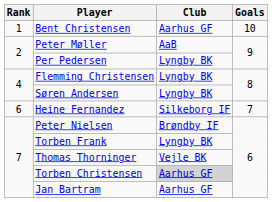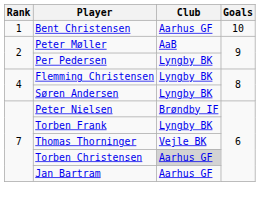- row: (80, 109)
